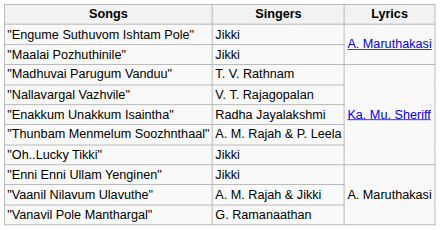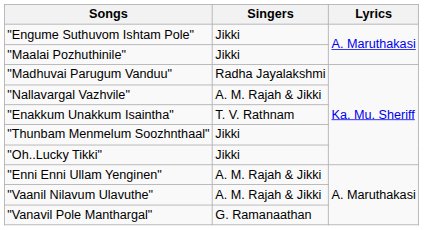(255, 74) T. V. Rathnam -> (270, 74) Radha Jayalakshmi
(265, 94) V. T. Rajagopalan -> (268, 94) A. M. Rajah & Jikki
(270, 114) Radha Jayalakshmi -> (255, 114) T. V. Rathnam
(278, 134) A. M. Rajah & P. Leela -> (228, 134) Jikki
(228, 174) Jikki -> (268, 174) A. M. Rajah & Jikki
